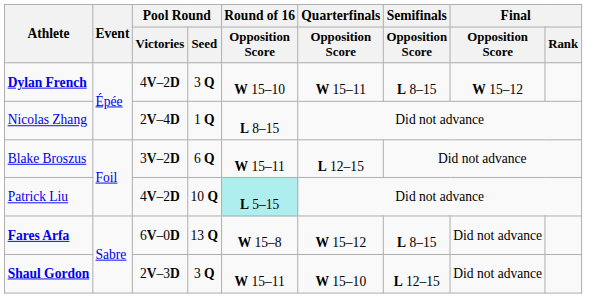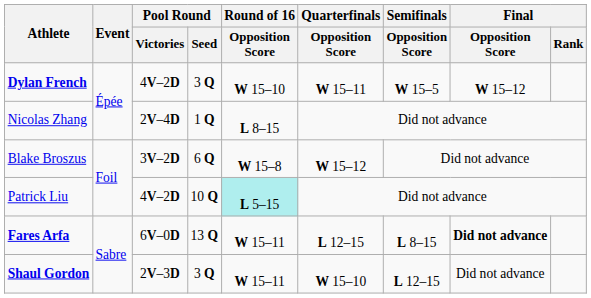(417, 90) L 8–15 -> (417, 90) W 15–5
(260, 167) W 15–11 -> (260, 167) W 15–8
(341, 167) L 12–15 -> (341, 167) W 15–12
(260, 243) W 15–8 -> (260, 243) W 15–11
(341, 243) W 15–12 -> (341, 243) L 12–15
(498, 235) normal -> (500, 235) bold
